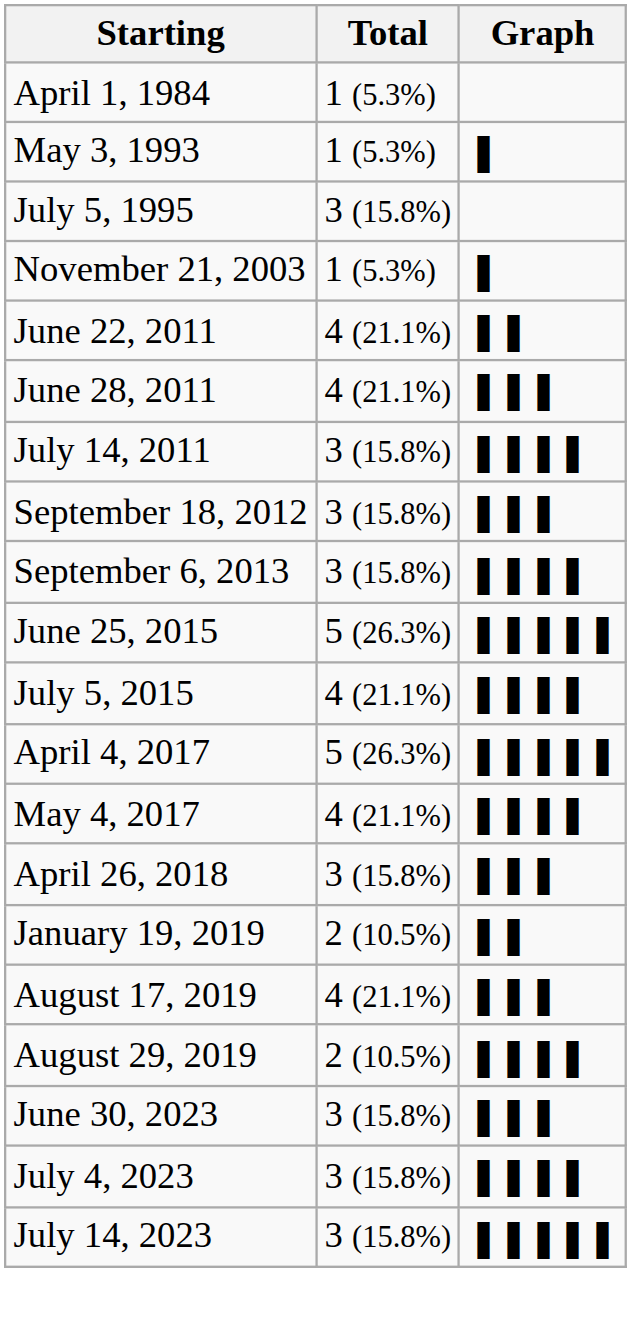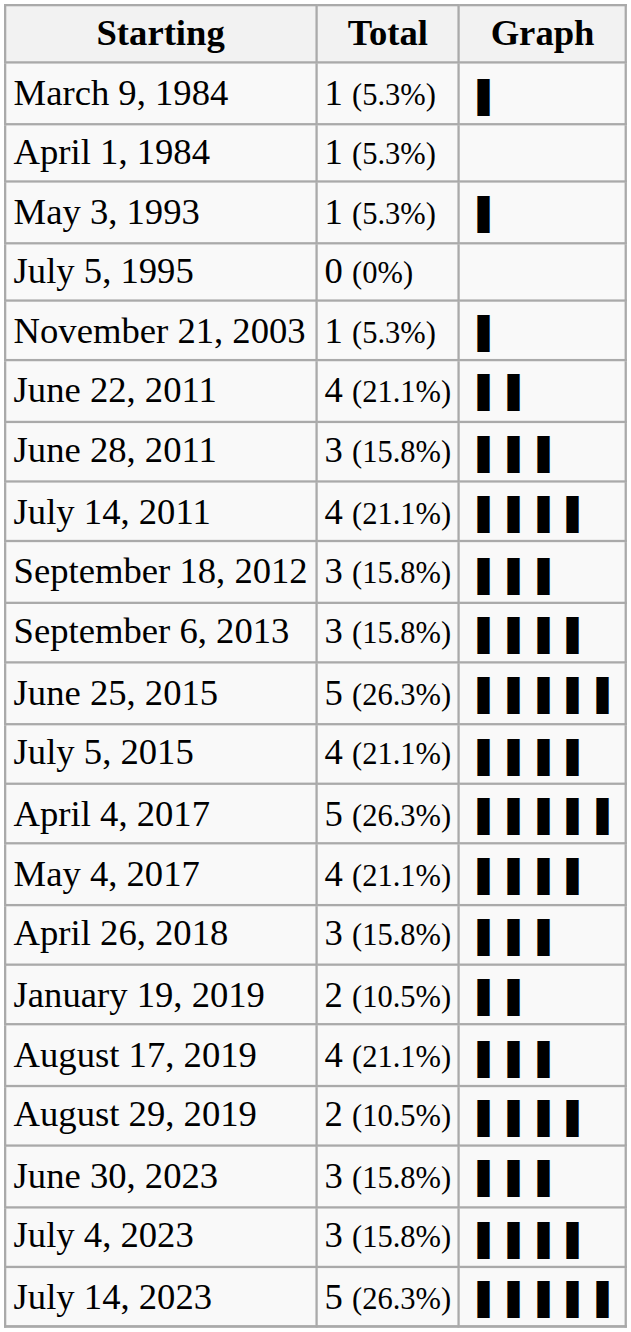+ row: (121, 92)
(388, 210) 3 (15.8%) -> (369, 270) 0 (0%)
(388, 390) 4 (21.1%) -> (388, 450) 3 (15.8%)
(388, 450) 3 (15.8%) -> (388, 511) 4 (21.1%)
(388, 1235) 3 (15.8%) -> (388, 1296) 5 (26.3%)
